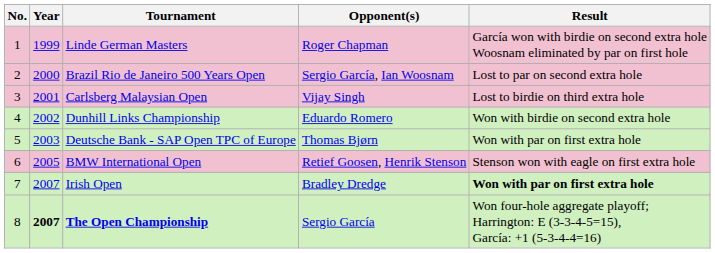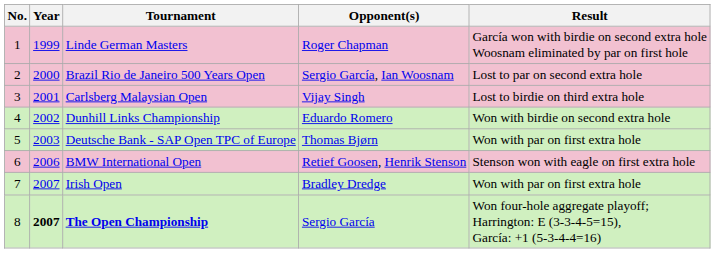(46, 162) 2005 -> (46, 162) 2006
(563, 183) bold -> (557, 183) normal
